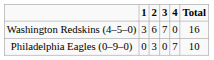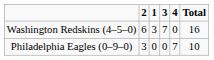columns swapped: (144, 13) <-> (154, 13)
